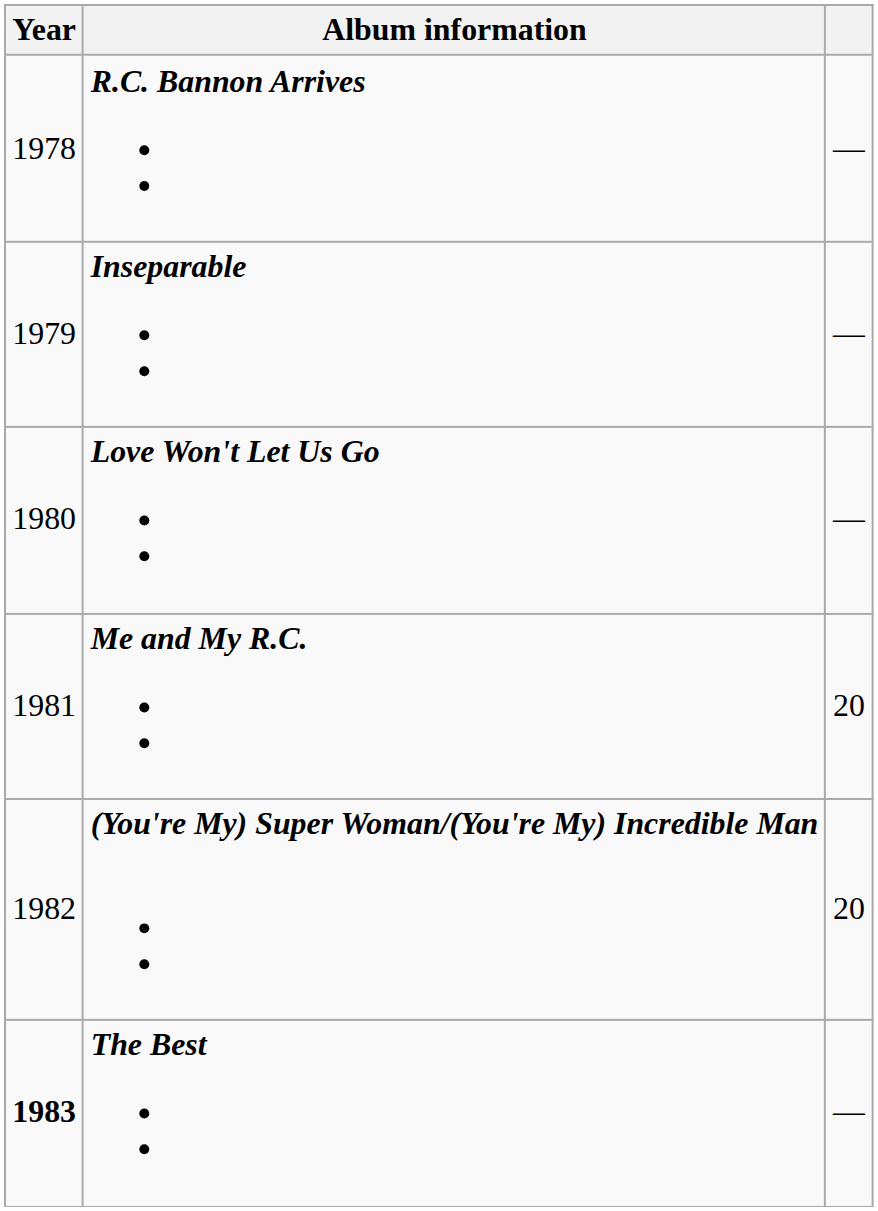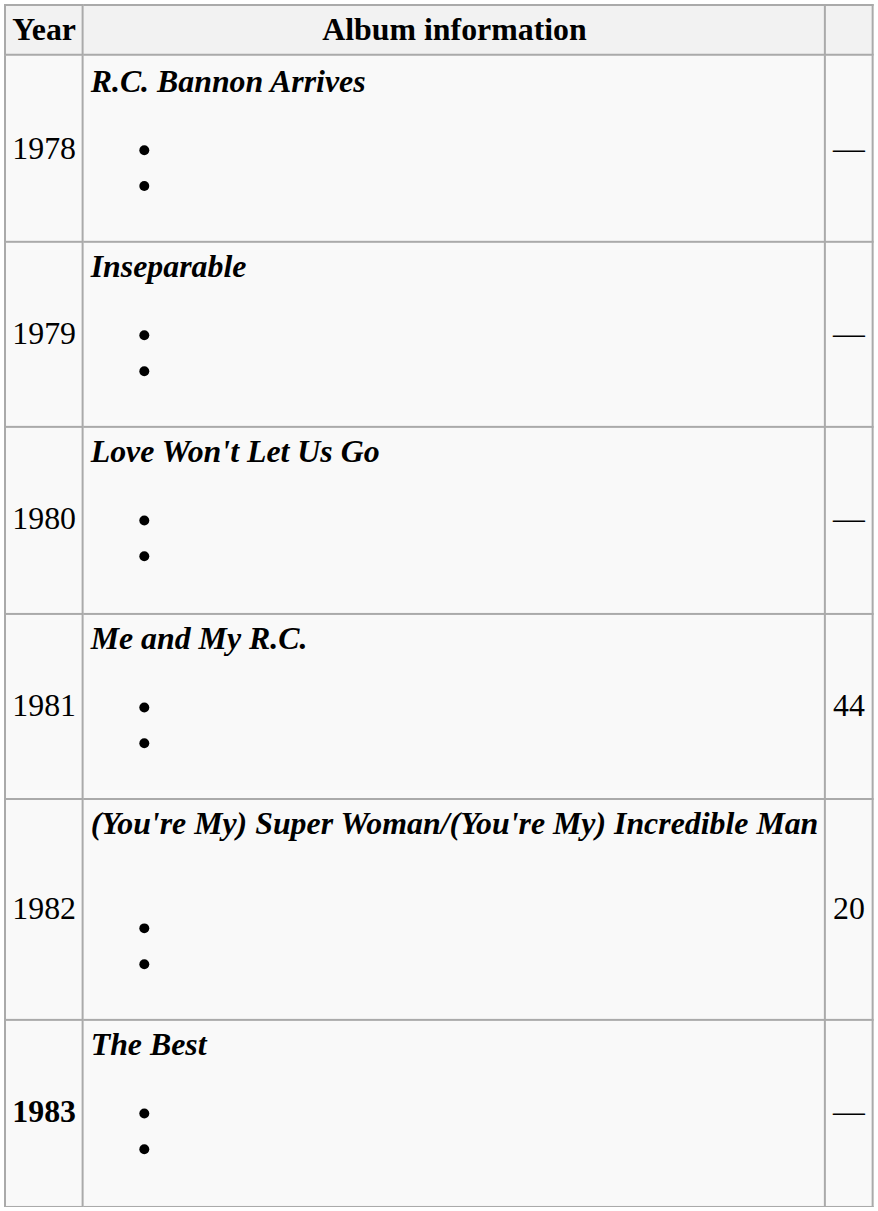(849, 705) 20 -> (849, 705) 44
